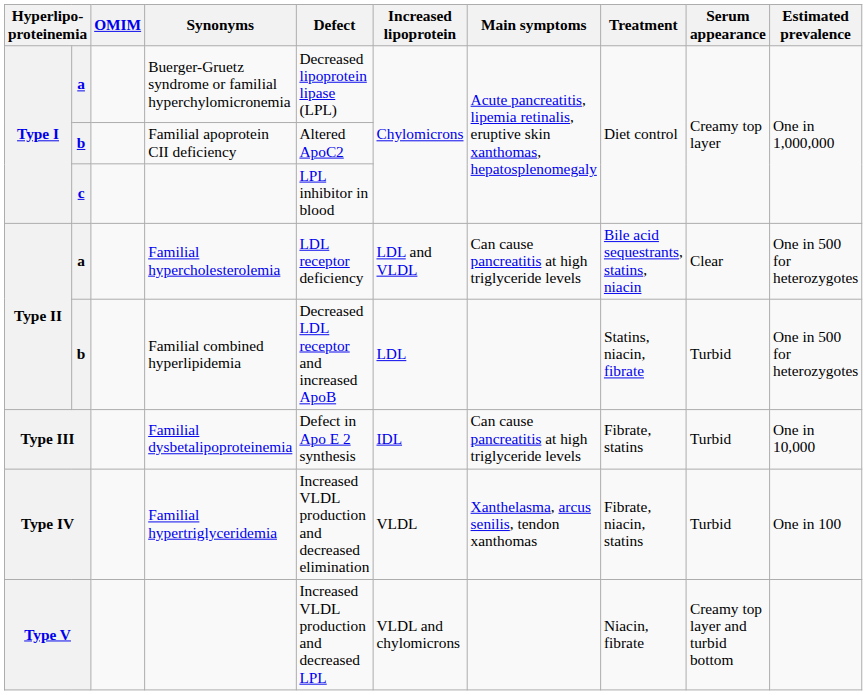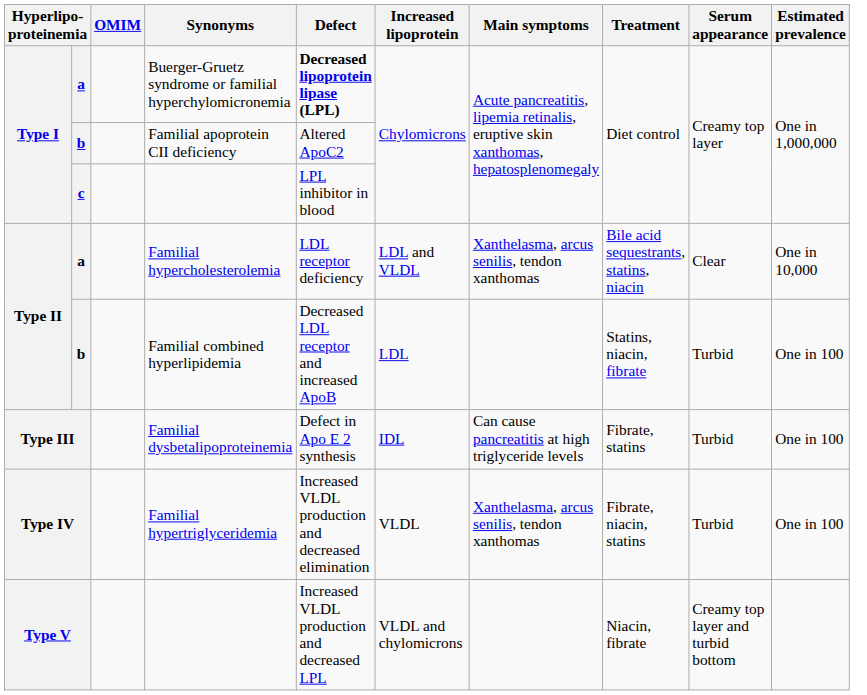(333, 84) normal -> (336, 84) bold
(529, 260) Can cause pancreatitis at high triglyceride levels -> (533, 260) Xanthelasma, arcus senilis, tendon xanthomas
(816, 260) One in 500 for heterozygotes -> (796, 260) One in 10,000
(816, 354) One in 500 for heterozygotes -> (809, 354) One in 100
(794, 439) One in 10,000 -> (809, 439) One in 100
